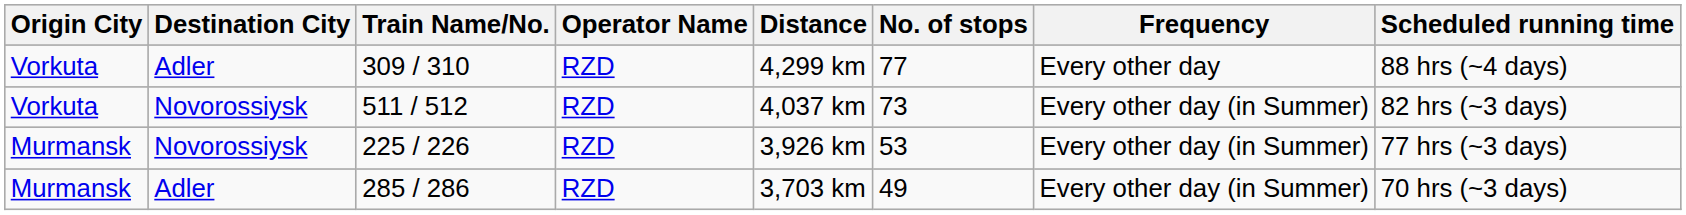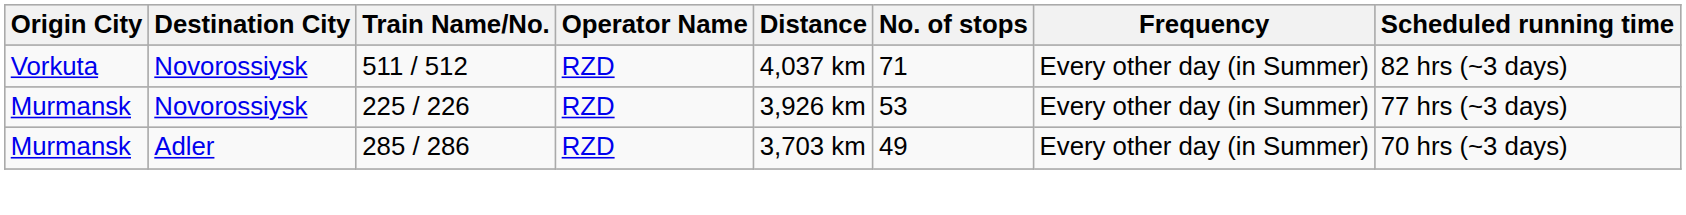- row: (416, 65)
(893, 106) 73 -> (893, 65) 71
